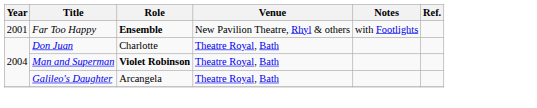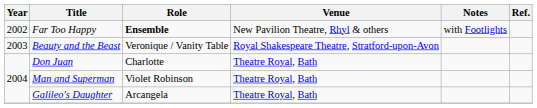(17, 29) 2001 -> (17, 29) 2002
+ row: (76, 45)
(155, 62) bold -> (159, 78) normal
